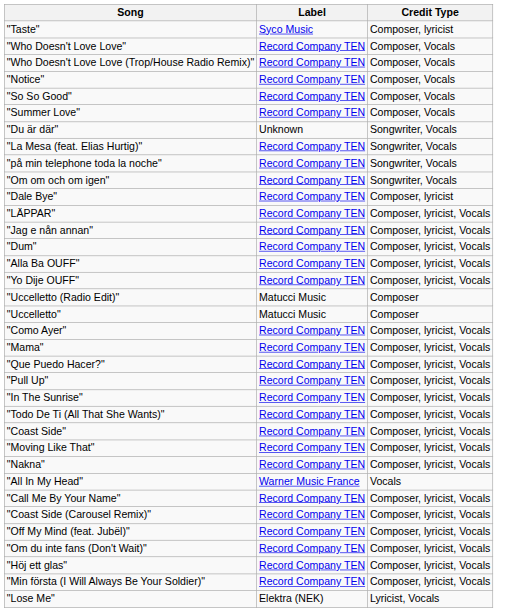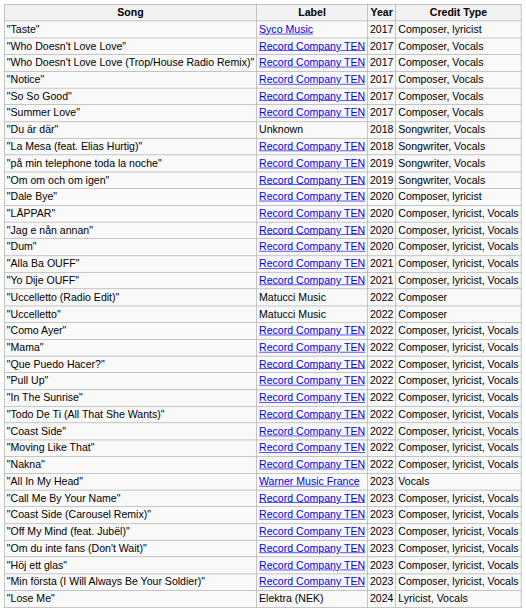+ column: (382, 12)
